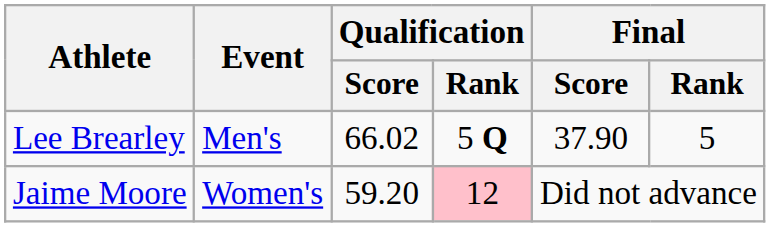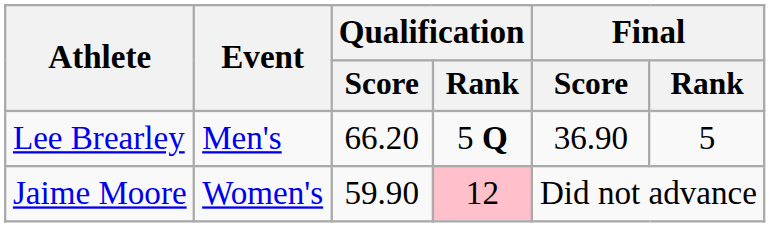(382, 138) 66.02 -> (382, 138) 66.20
(591, 138) 37.90 -> (591, 138) 36.90
(382, 193) 59.20 -> (382, 193) 59.90
